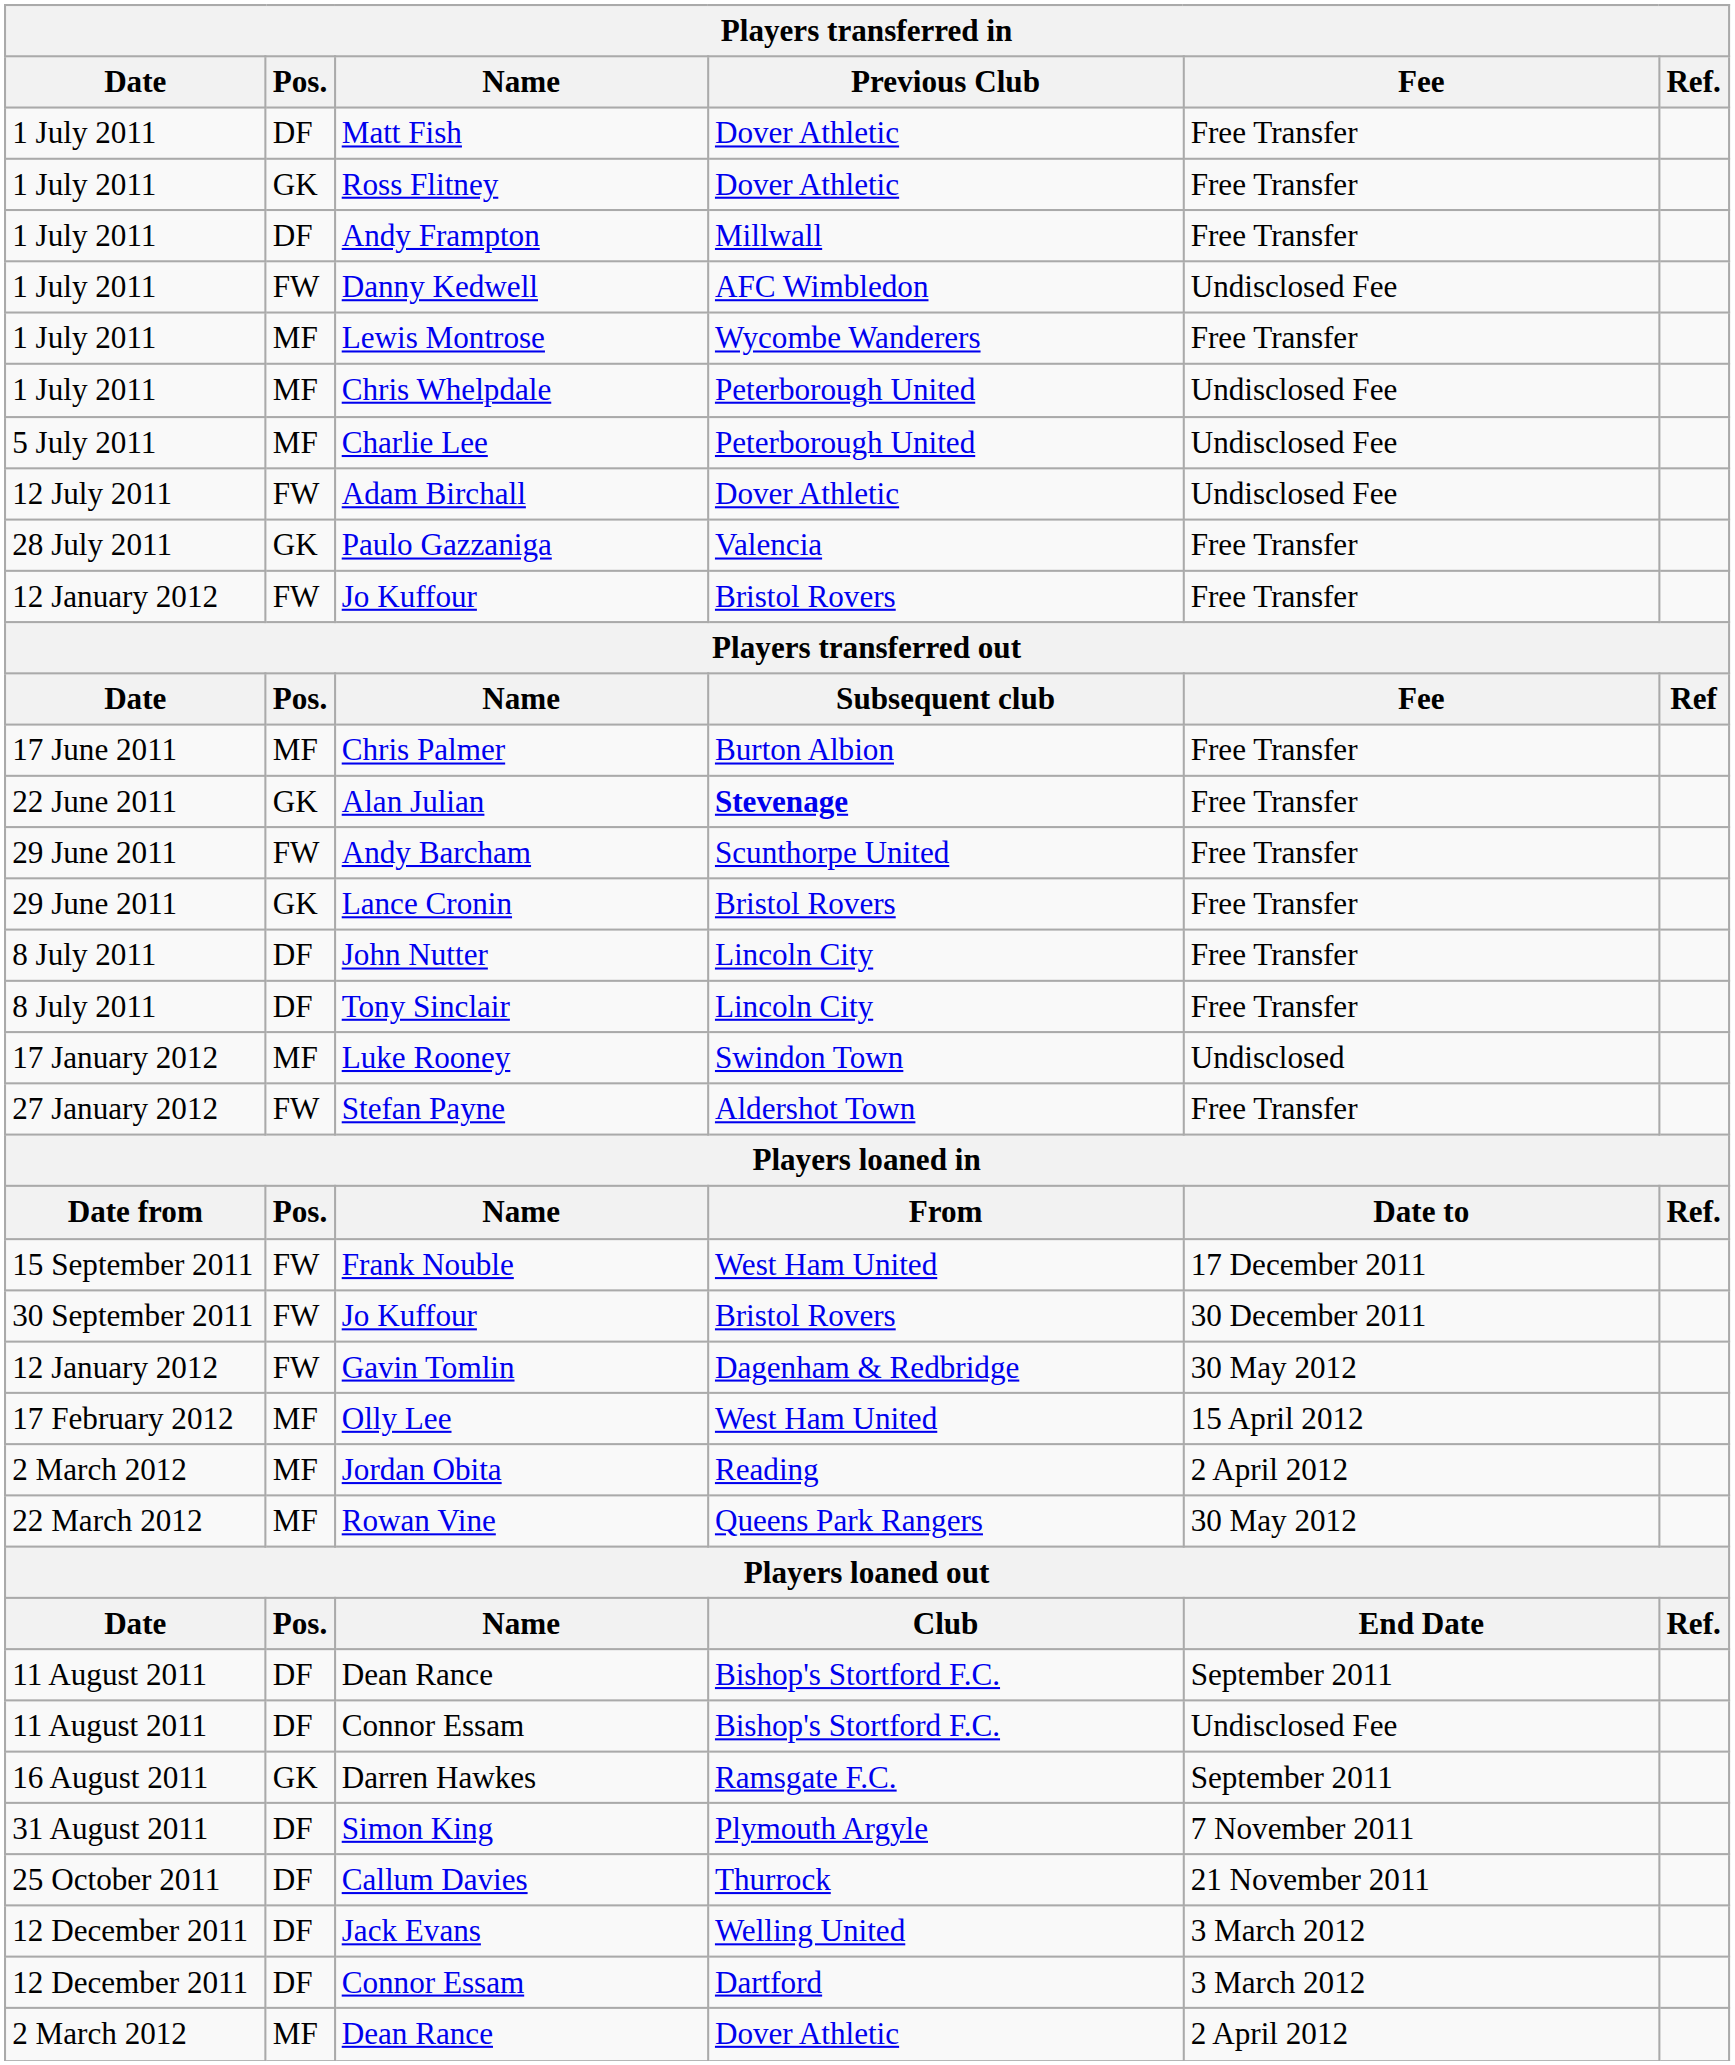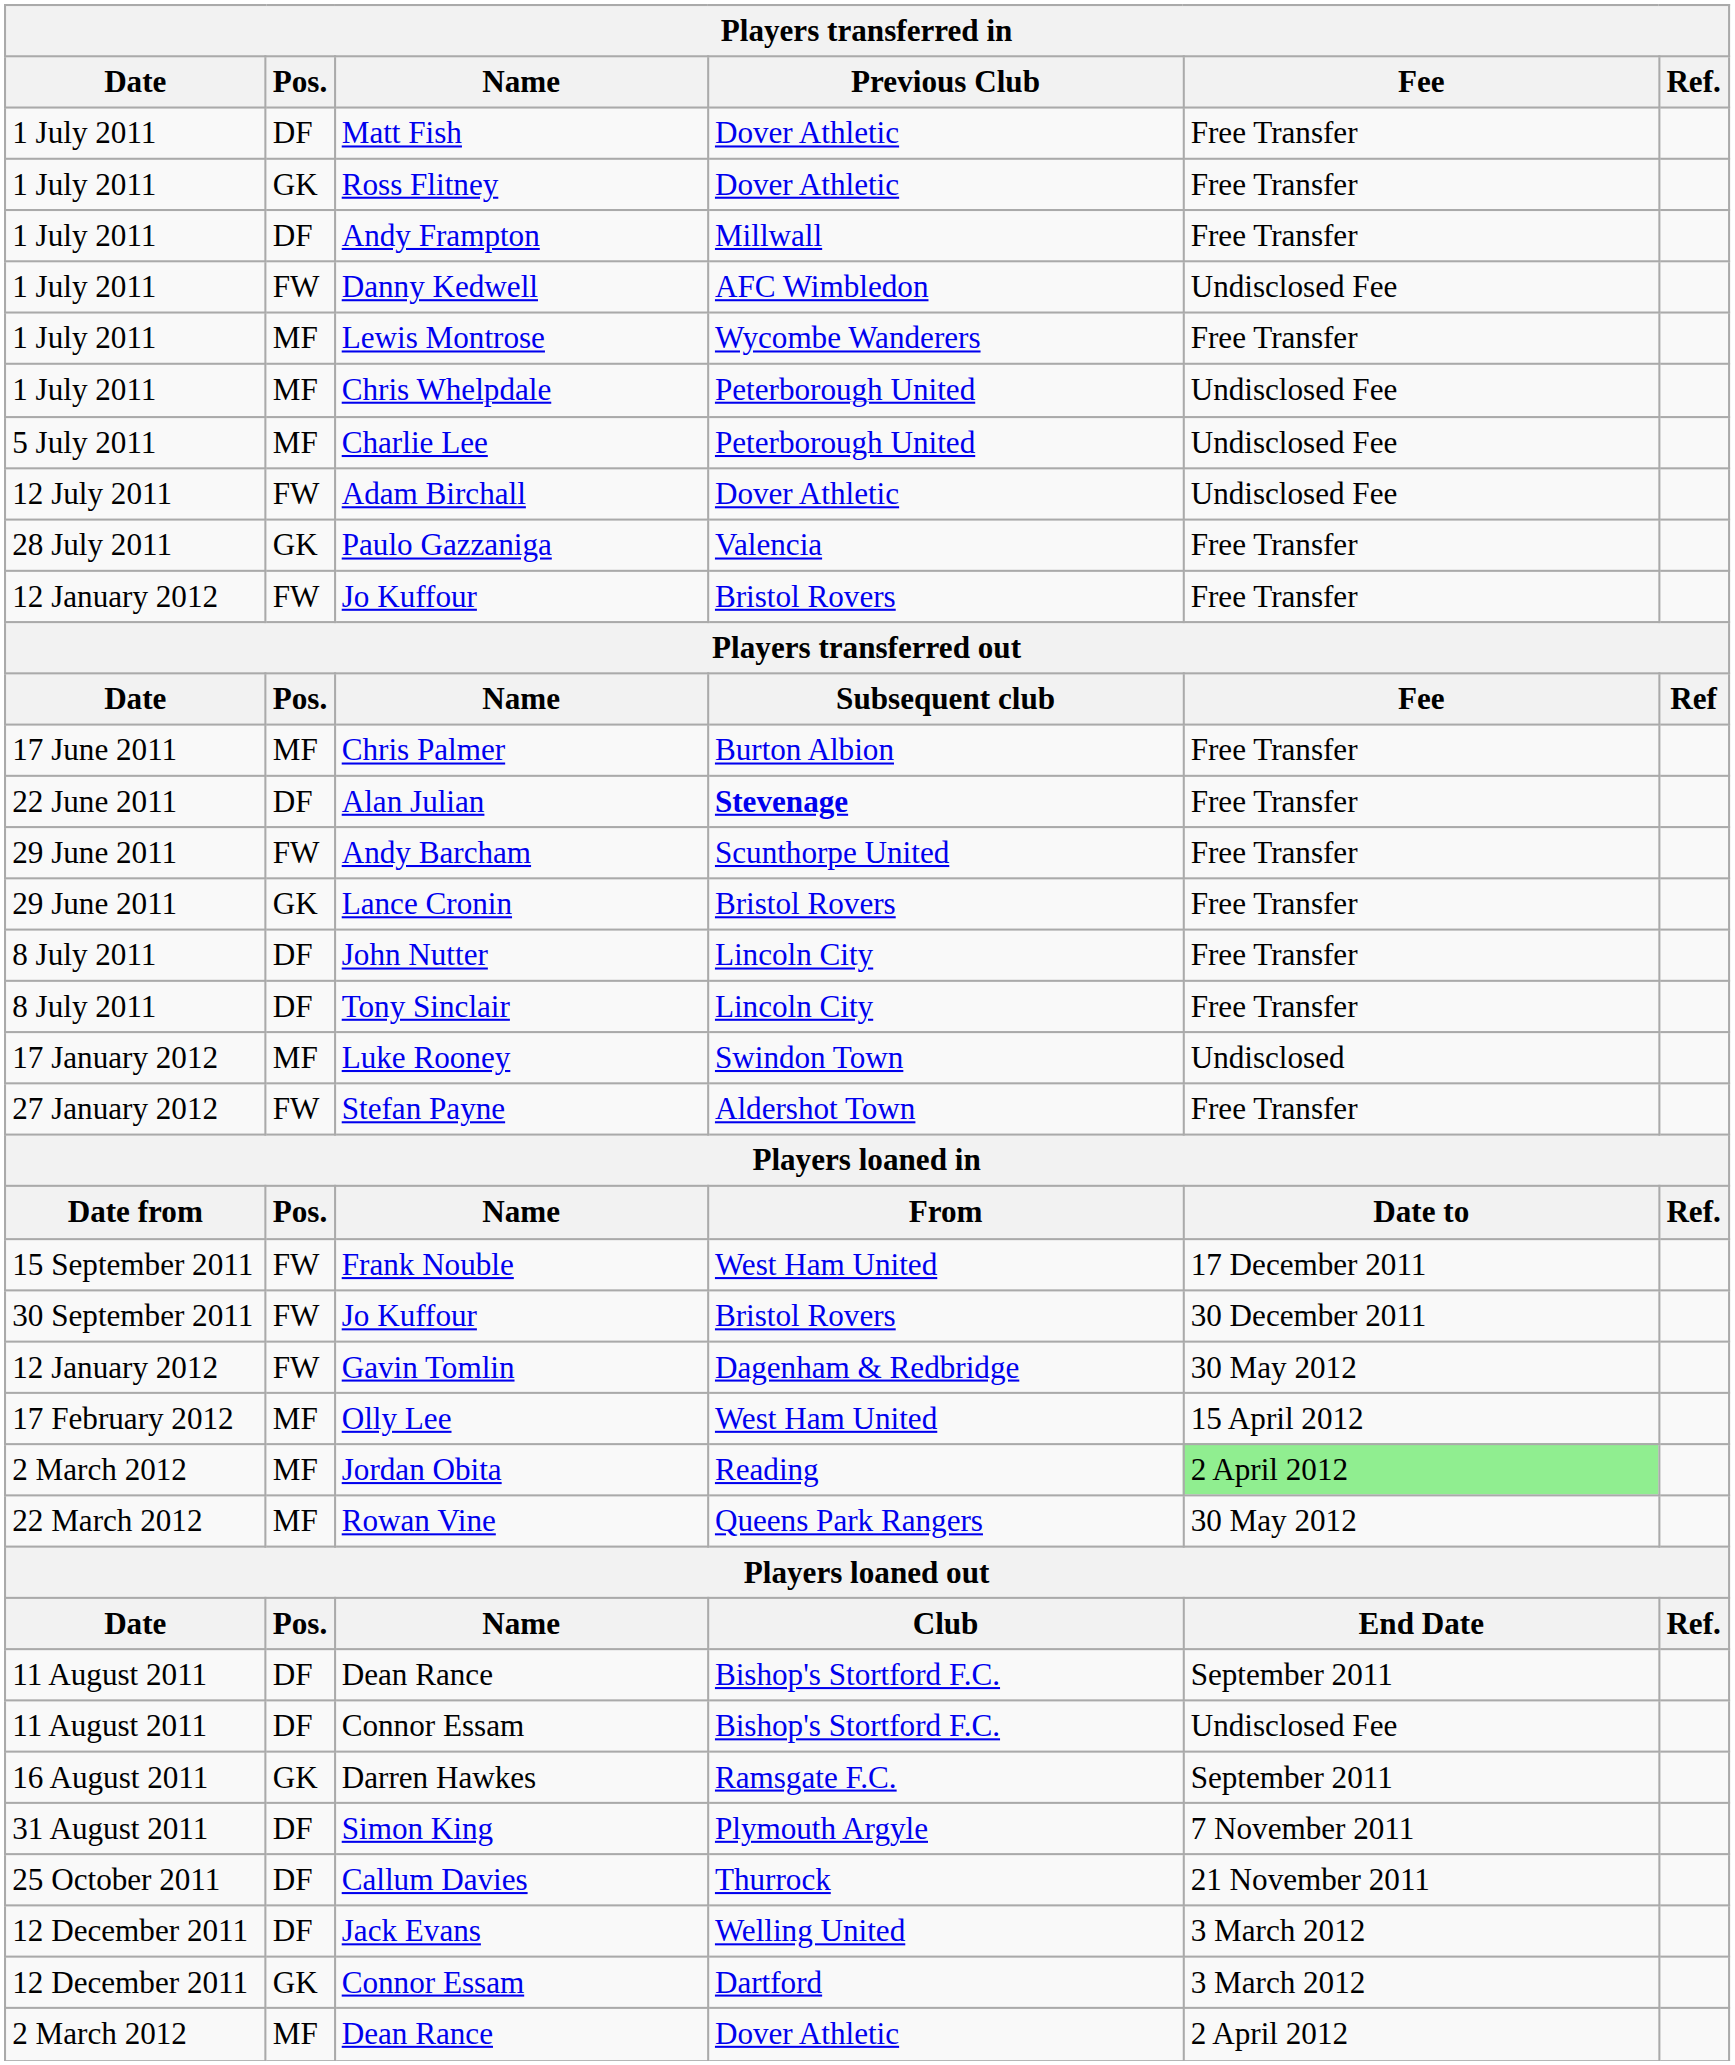(295, 801) GK -> (293, 801) DF
(1269, 1468) no background -> (1269, 1468) lightgreen background
(293, 1982) DF -> (295, 1982) GK
